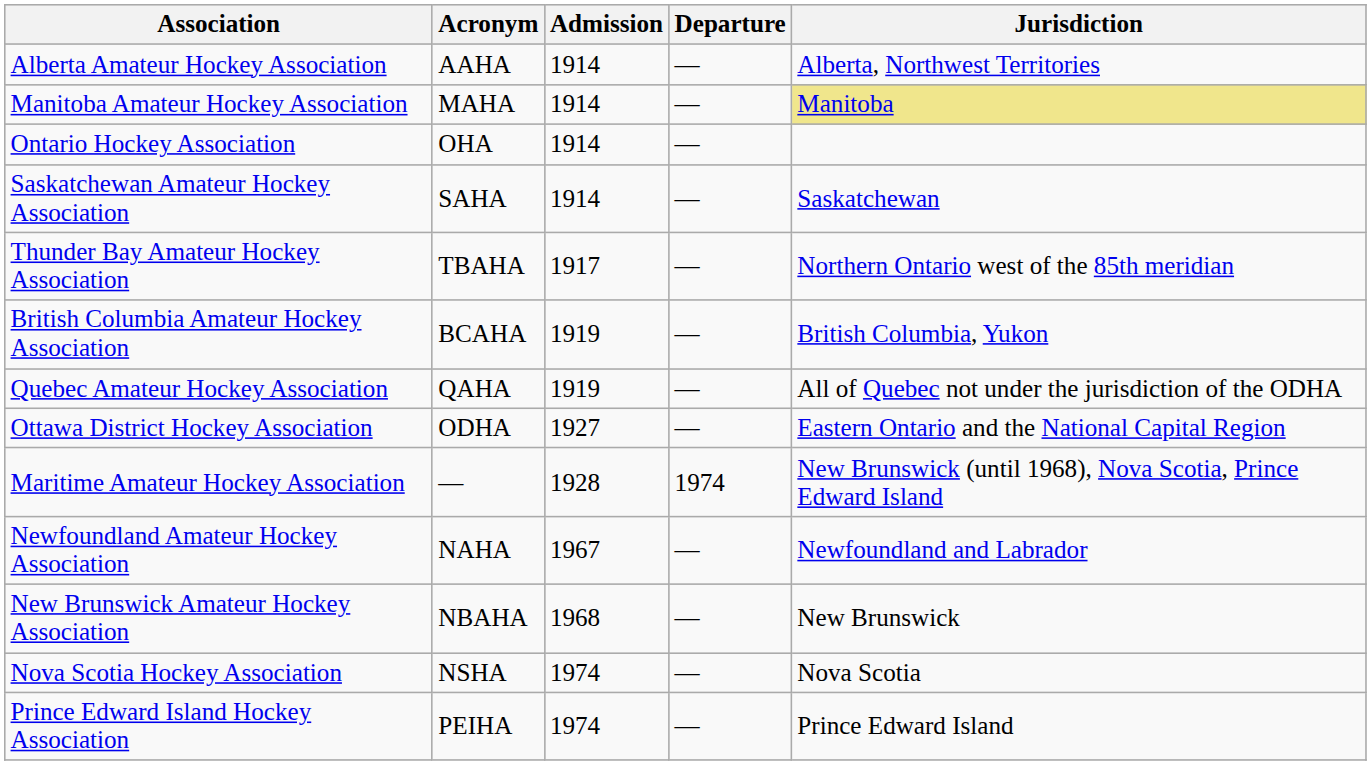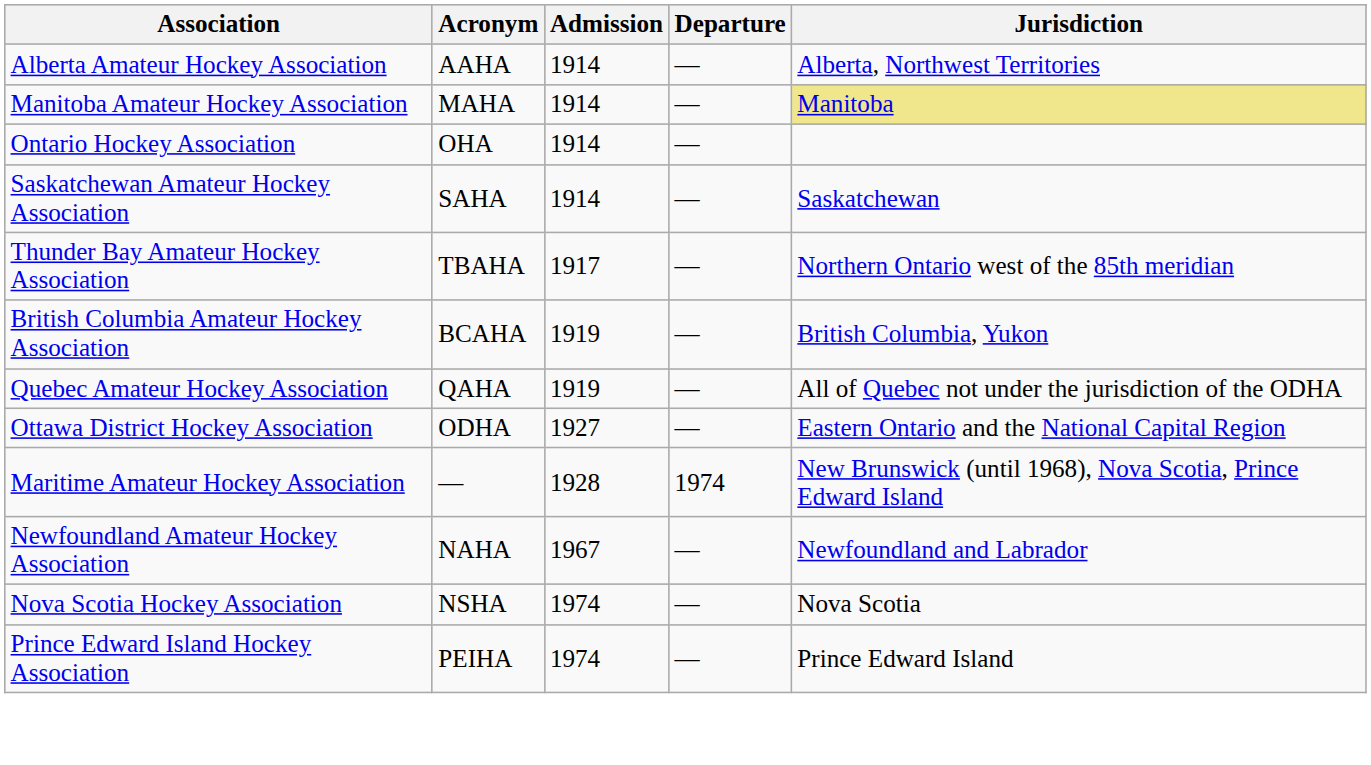- row: (180, 618)
